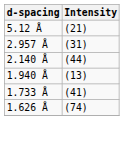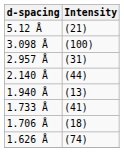+ row: (27, 44)
+ row: (27, 124)
